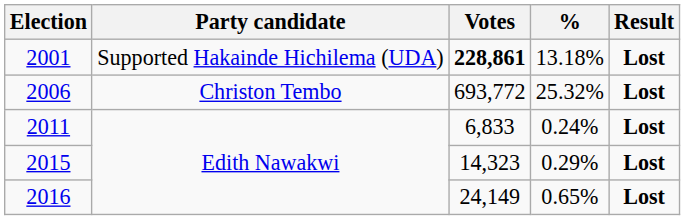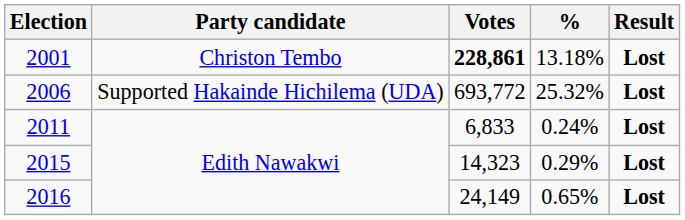(270, 57) Supported Hakainde Hichilema (UDA) -> (270, 57) Christon Tembo
(270, 92) Christon Tembo -> (270, 92) Supported Hakainde Hichilema (UDA)
